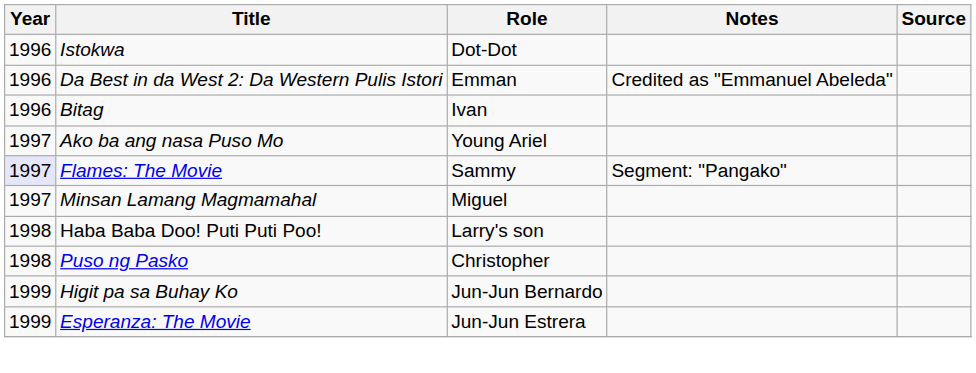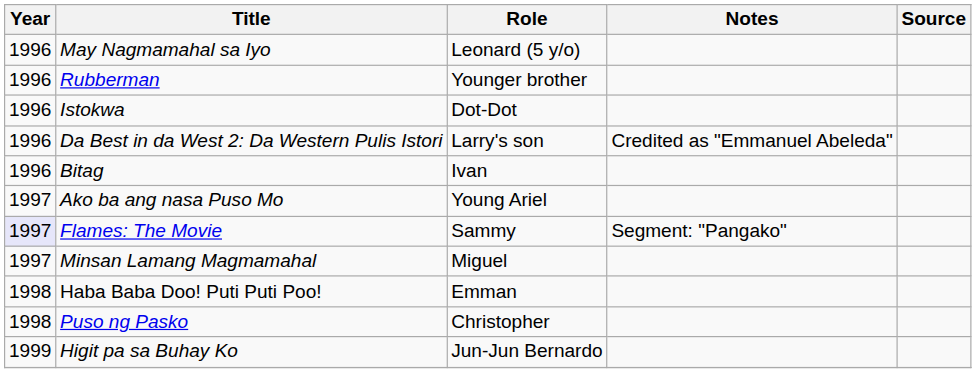+ row: (165, 49)
+ row: (110, 79)
(484, 79) Emman -> (498, 140) Larry's son
(498, 230) Larry's son -> (484, 291) Emman
- row: (155, 321)
